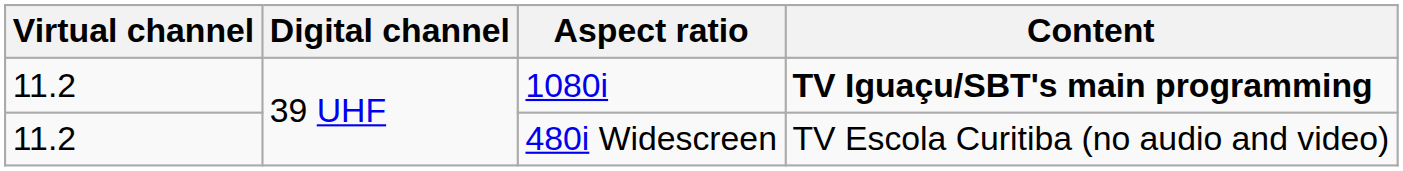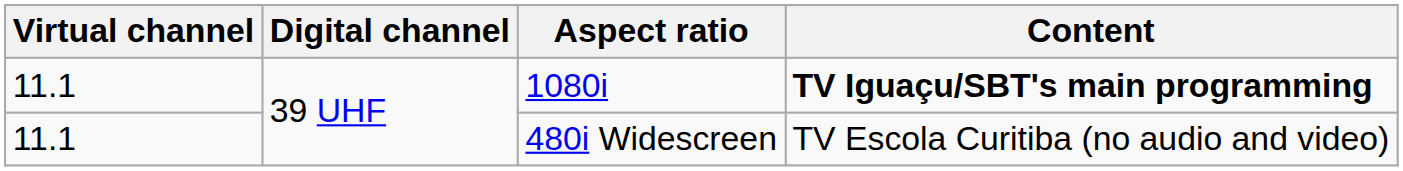(44, 84) 11.2 -> (44, 84) 11.1
(44, 138) 11.2 -> (44, 138) 11.1
